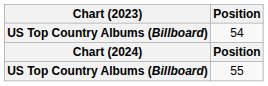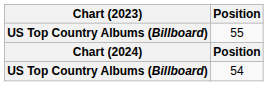rows swapped: (237, 33) <-> (237, 71)
